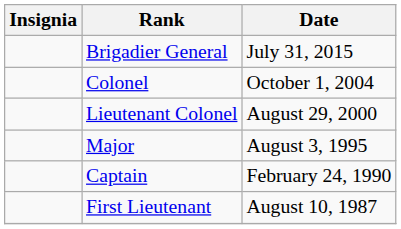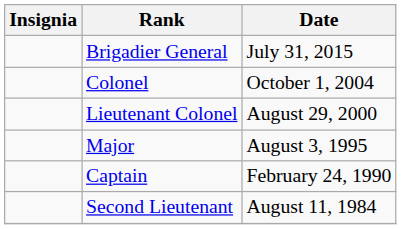- row: (149, 207)
+ row: (160, 207)
